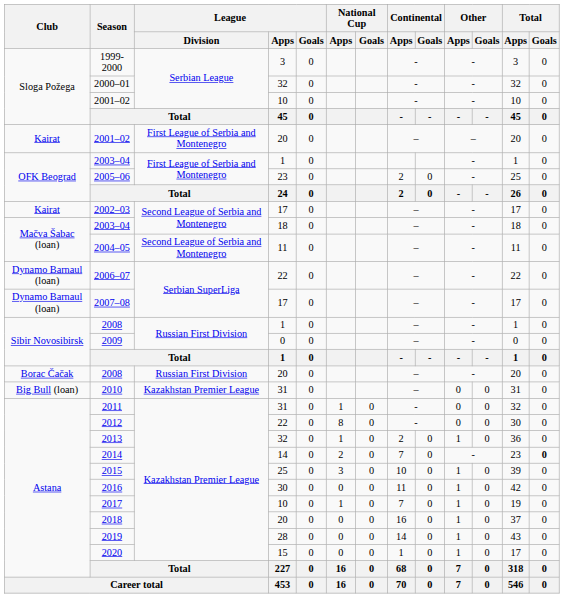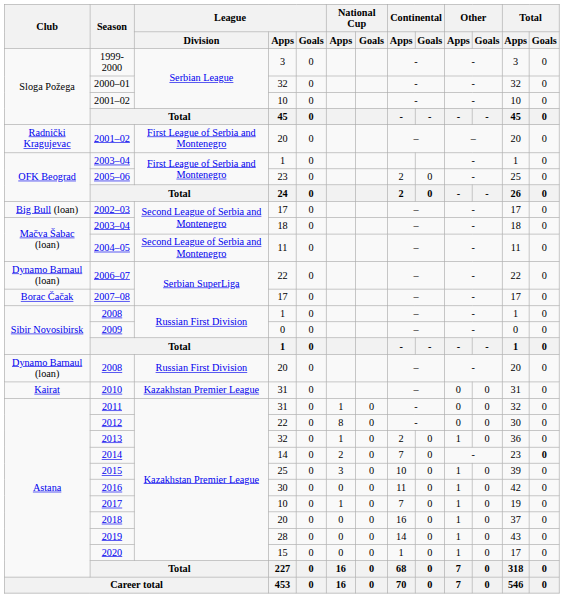(47, 138) Kairat -> (47, 138) Radnički Kragujevac
(47, 209) Kairat -> (47, 209) Big Bull (loan)
(47, 303) Dynamo Barnaul (loan) -> (47, 297) Borac Čačak
(47, 374) Borac Čačak -> (47, 368) Dynamo Barnaul (loan)
(47, 390) Big Bull (loan) -> (47, 390) Kairat
